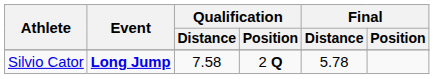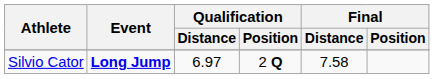(207, 62) 7.58 -> (207, 62) 6.97
(334, 62) 5.78 -> (334, 62) 7.58
